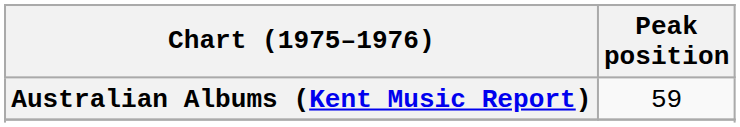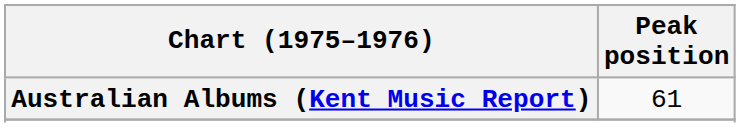(667, 99) 59 -> (667, 99) 61
